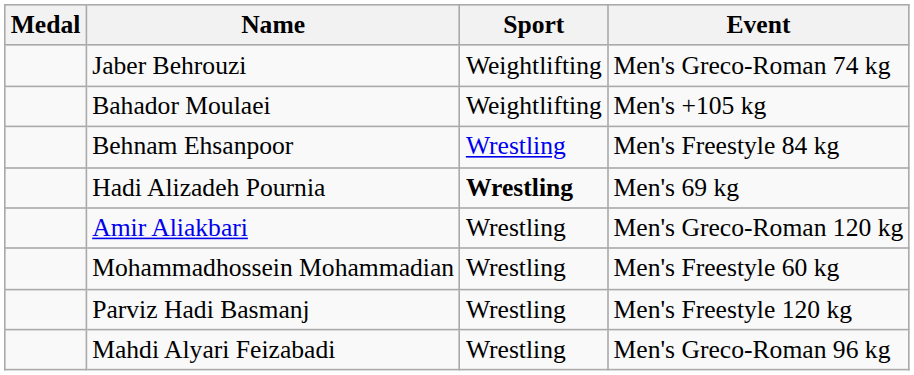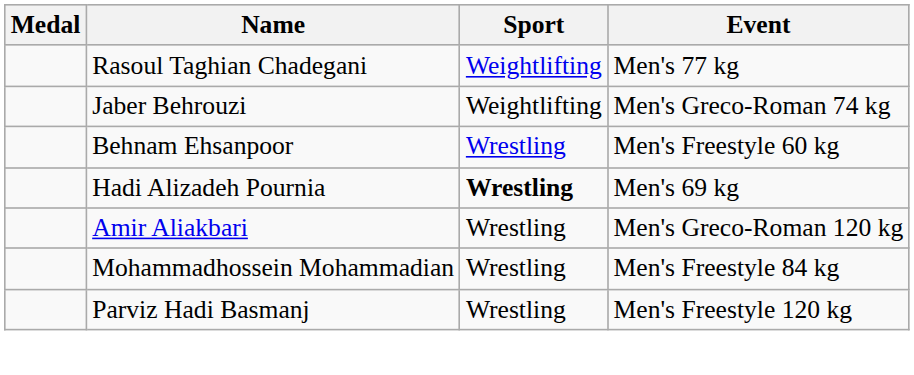+ row: (230, 65)
- row: (181, 106)
(726, 146) Men's Freestyle 84 kg -> (726, 146) Men's Freestyle 60 kg
(726, 268) Men's Freestyle 60 kg -> (726, 268) Men's Freestyle 84 kg
- row: (214, 349)
